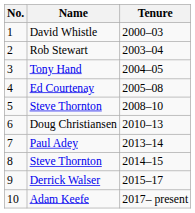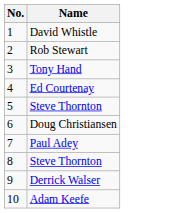- column: (155, 13)
